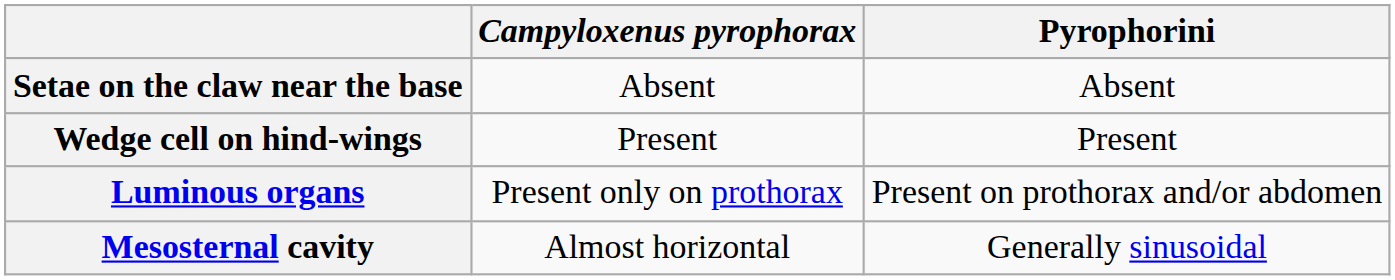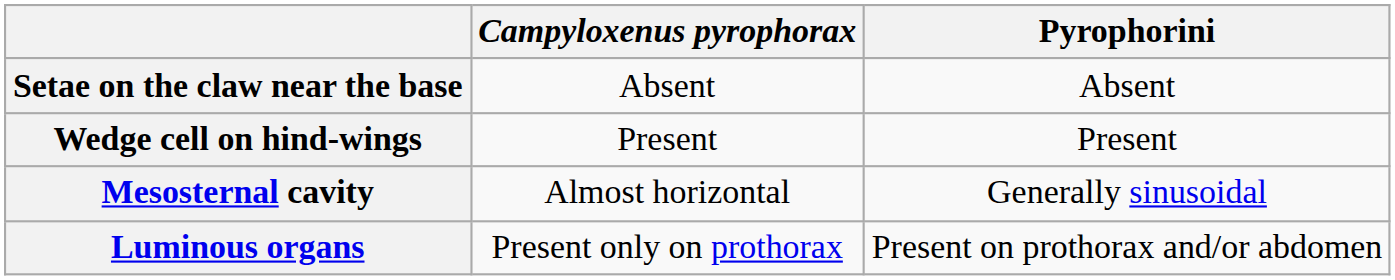rows swapped: (238, 192) <-> (238, 246)
